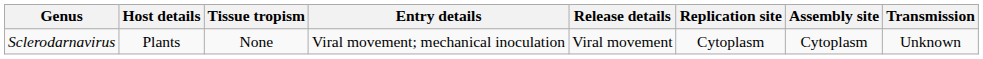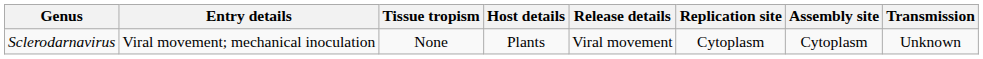columns swapped: (161, 16) <-> (439, 16)
